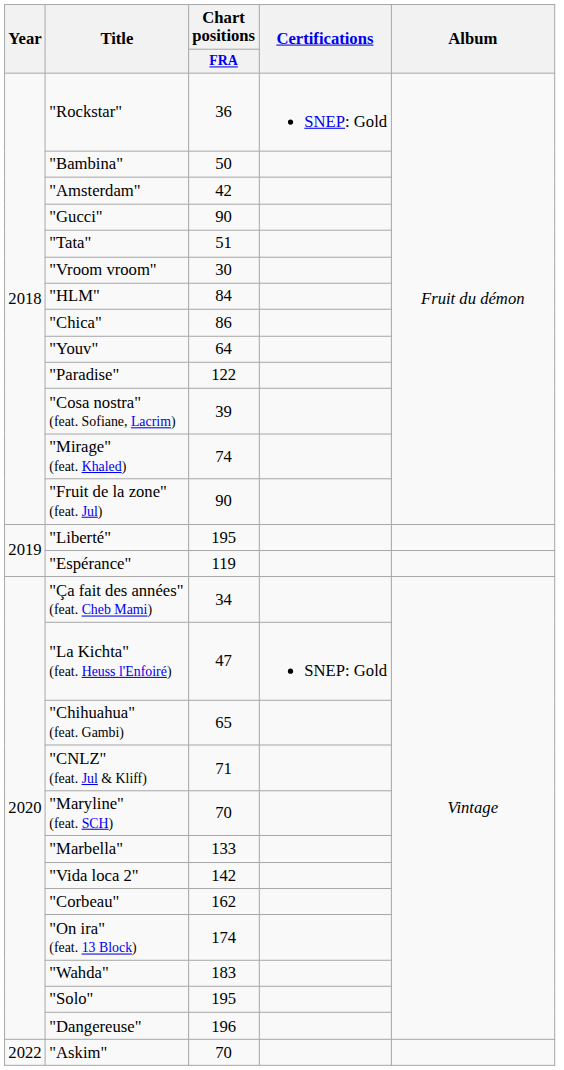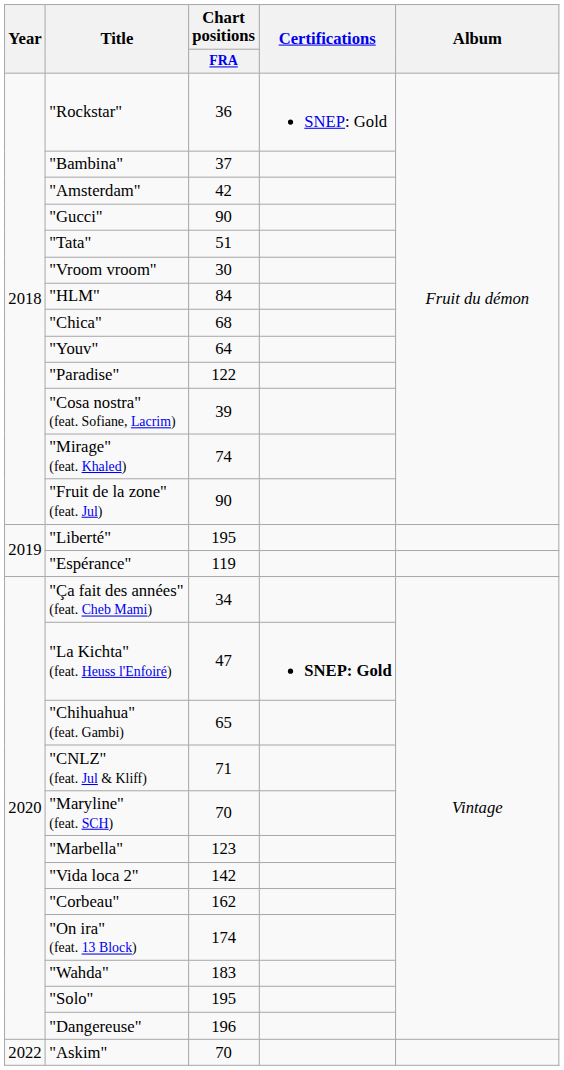(224, 164) 50 -> (224, 164) 37
(224, 322) 86 -> (224, 322) 68
(325, 671) normal -> (327, 671) bold
(224, 848) 133 -> (224, 848) 123
